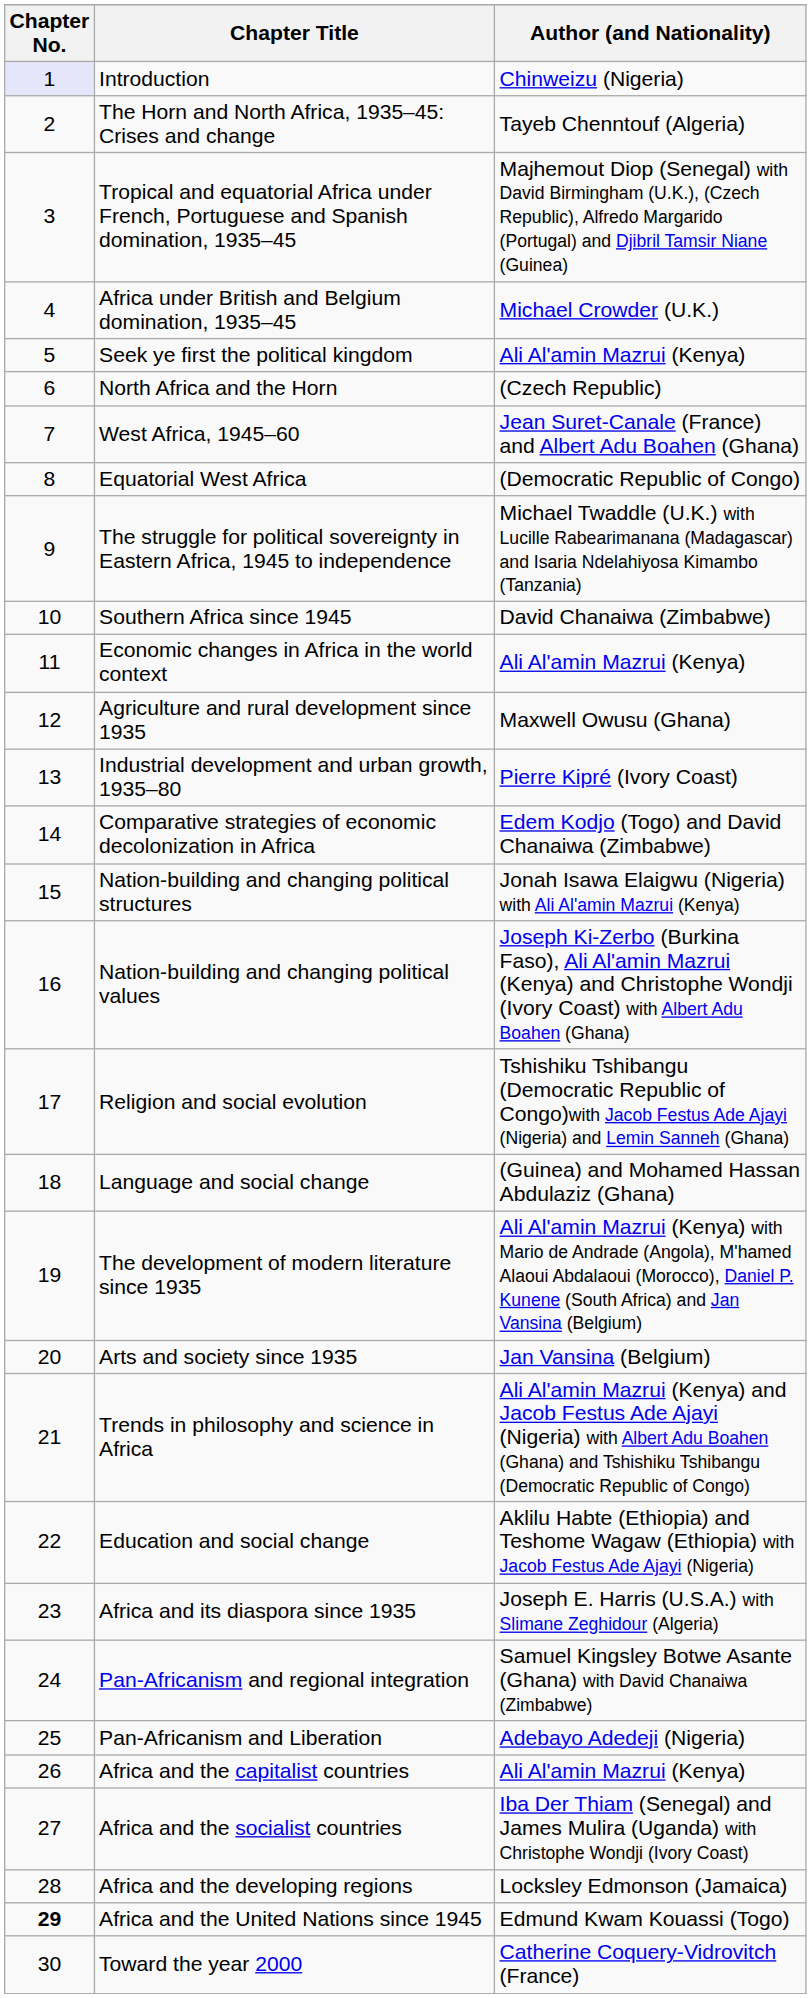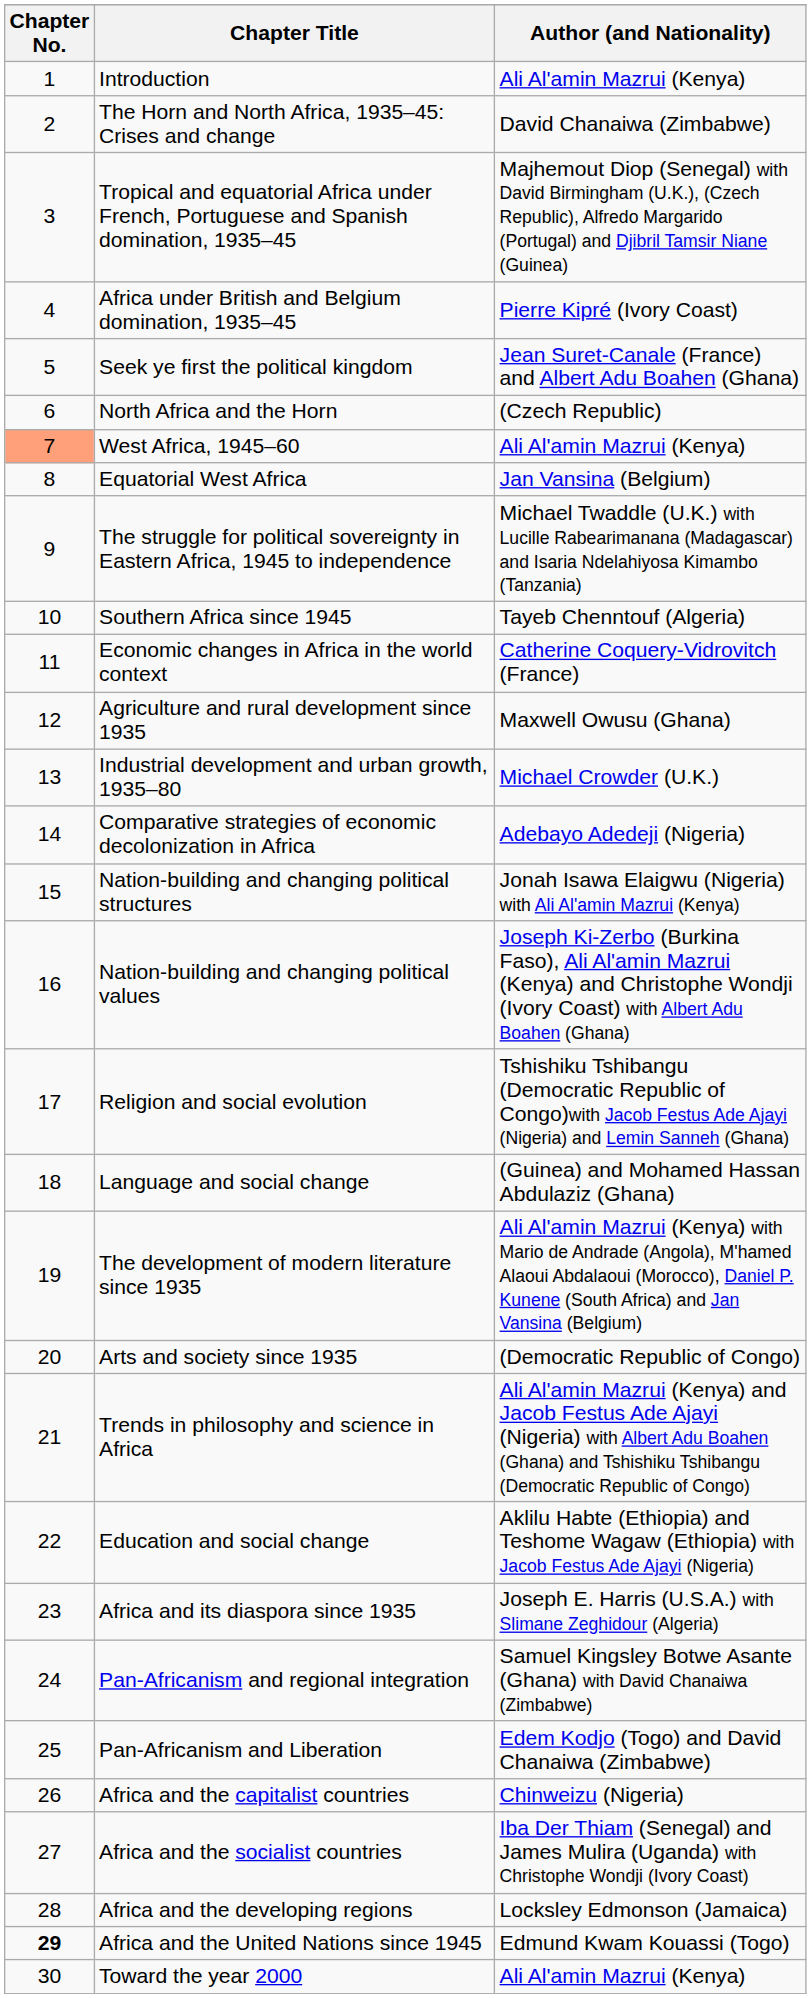(49, 78) lavender background -> (49, 78) no background
(592, 78) Chinweizu (Nigeria) -> (622, 78) Ali Al'amin Mazrui (Kenya)
(622, 123) Tayeb Chenntouf (Algeria) -> (635, 123) David Chanaiwa (Zimbabwe)
(609, 309) Michael Crowder (U.K.) -> (619, 309) Pierre Kipré (Ivory Coast)
(622, 355) Ali Al'amin Mazrui (Kenya) -> (649, 366) Jean Suret-Canale (France) and Albert Adu Boahen (Ghana)
(49, 433) no background -> (49, 445) lightsalmon background
(649, 433) Jean Suret-Canale (France) and Albert Adu Boahen (Ghana) -> (622, 445) Ali Al'amin Mazrui (Kenya)
(650, 479) (Democratic Republic of Congo) -> (605, 479) Jan Vansina (Belgium)
(635, 617) David Chanaiwa (Zimbabwe) -> (622, 617) Tayeb Chenntouf (Algeria)
(622, 662) Ali Al'amin Mazrui (Kenya) -> (638, 662) Catherine Coquery-Vidrovitch (France)
(619, 777) Pierre Kipré (Ivory Coast) -> (609, 777) Michael Crowder (U.K.)
(640, 834) Edem Kodjo (Togo) and David Chanaiwa (Zimbabwe) -> (622, 834) Adebayo Adedeji (Nigeria)
(605, 1356) Jan Vansina (Belgium) -> (650, 1356) (Democratic Republic of Congo)
(622, 1737) Adebayo Adedeji (Nigeria) -> (640, 1749) Edem Kodjo (Togo) and David Chanaiwa (Zimbabwe)
(622, 1771) Ali Al'amin Mazrui (Kenya) -> (592, 1794) Chinweizu (Nigeria)
(638, 1964) Catherine Coquery-Vidrovitch (France) -> (622, 1976) Ali Al'amin Mazrui (Kenya)
